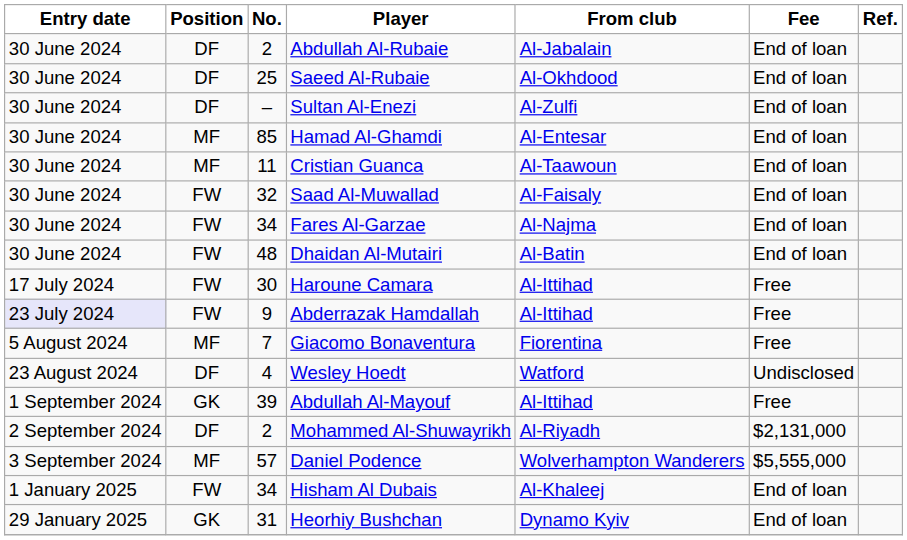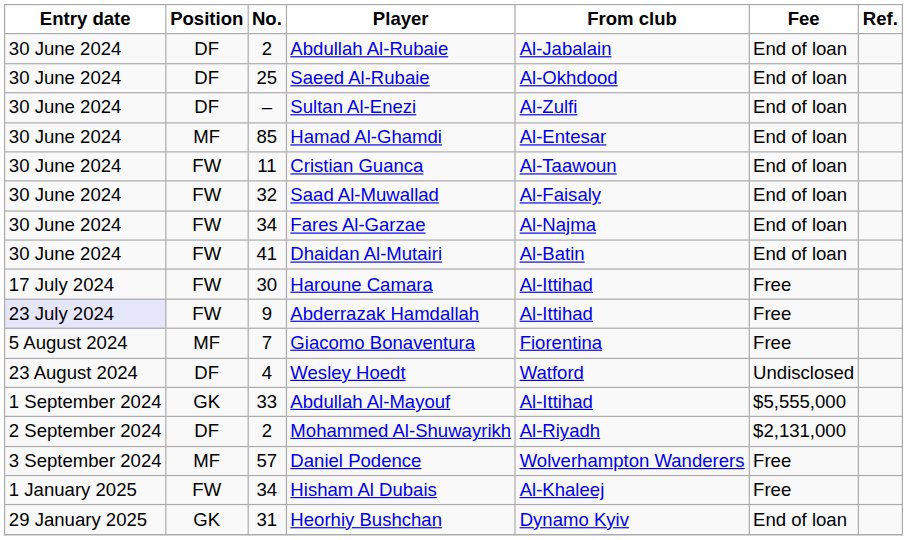(207, 166) MF -> (207, 166) FW
(267, 254) 48 -> (267, 254) 41
(267, 401) 39 -> (267, 401) 33
(772, 401) Free -> (800, 401) $5,555,000
(800, 460) $5,555,000 -> (772, 460) Free
(800, 490) End of loan -> (772, 490) Free
